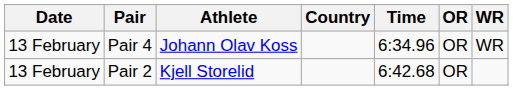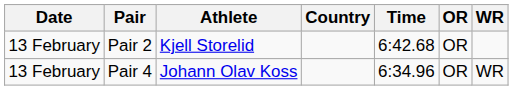rows swapped: (130, 71) <-> (130, 44)
